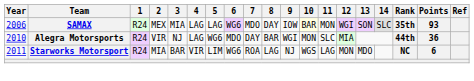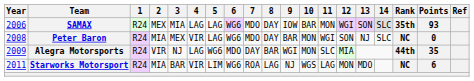+ row: (79, 38)
(16, 38) 2010 -> (16, 52) 2009
(434, 38) 36 -> (434, 52) 35
